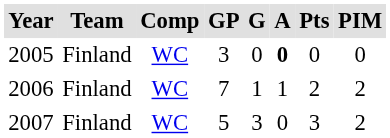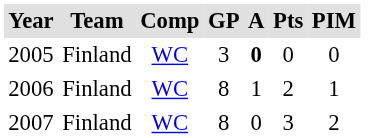- column: (257, 20)
(224, 88) 7 -> (224, 88) 8
(360, 88) 2 -> (334, 88) 1
(224, 123) 5 -> (224, 123) 8
